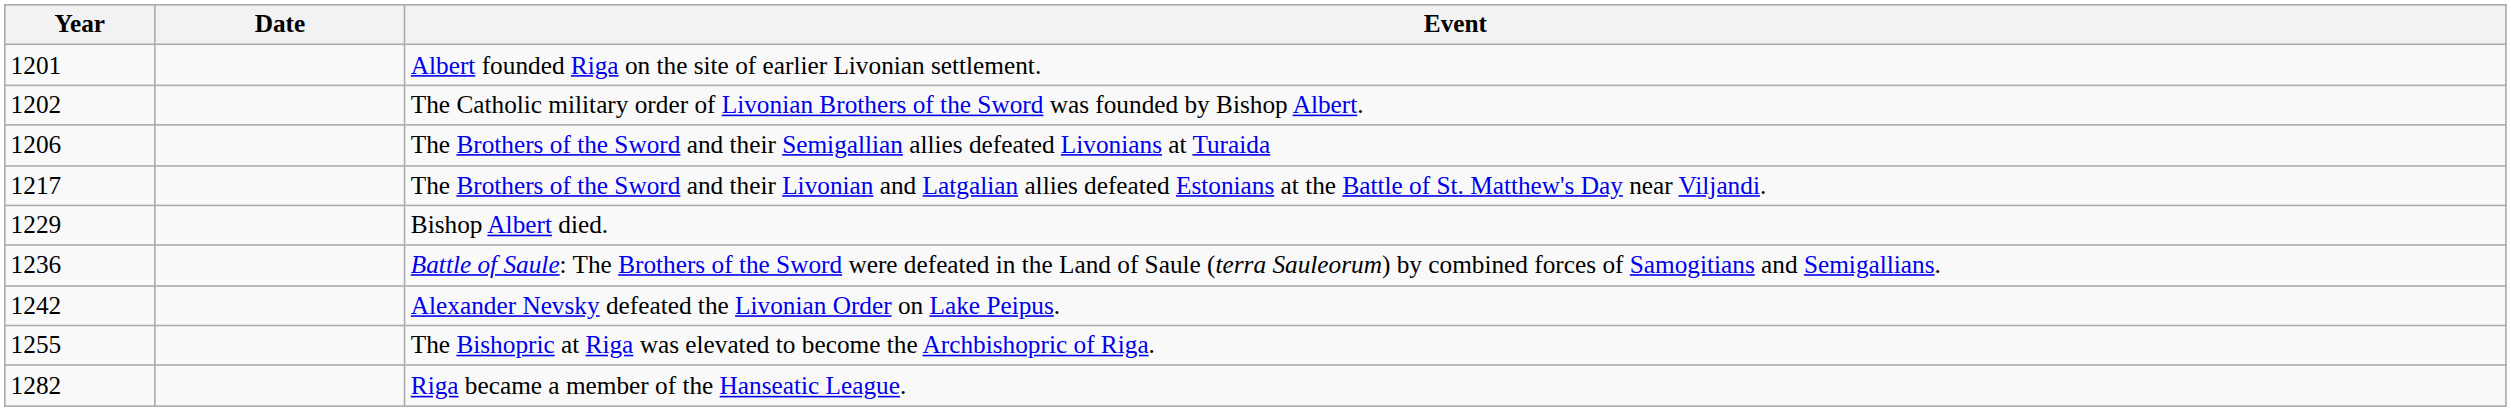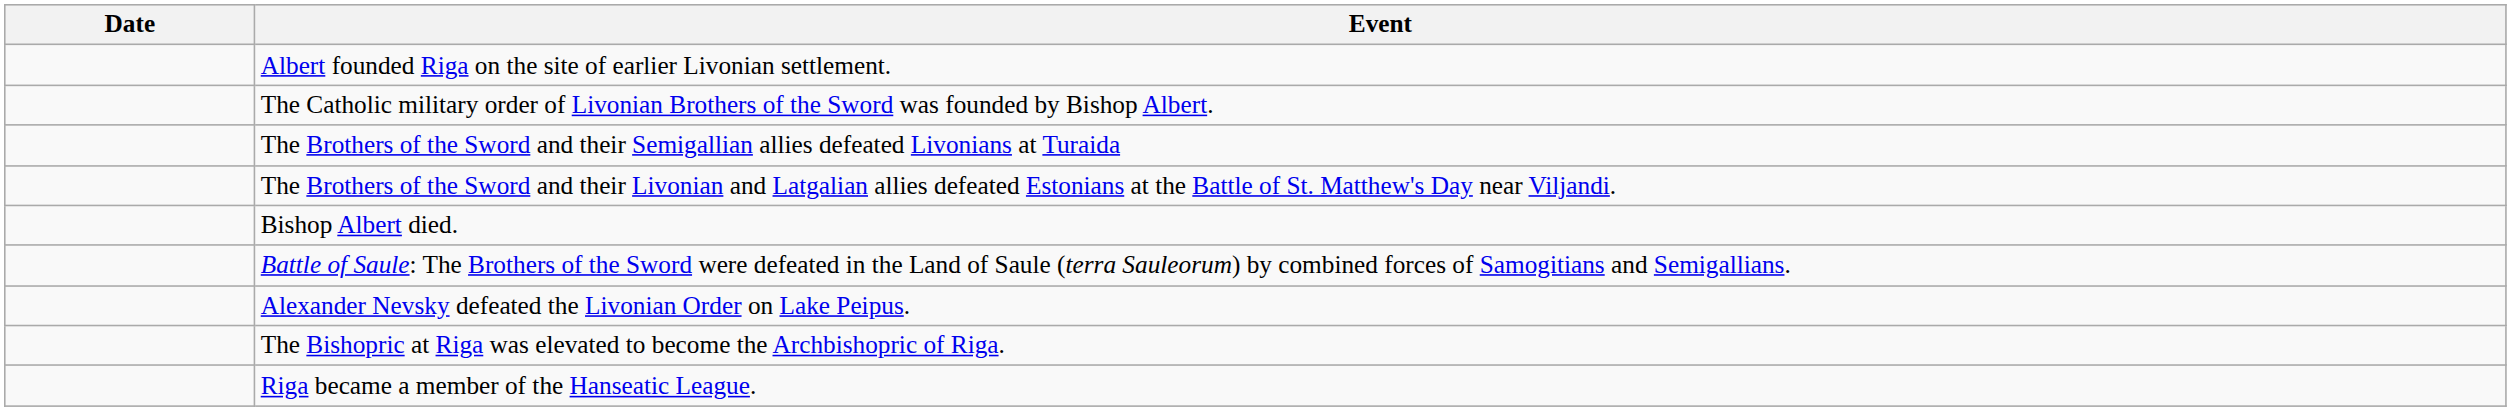- column: (80, 24)
